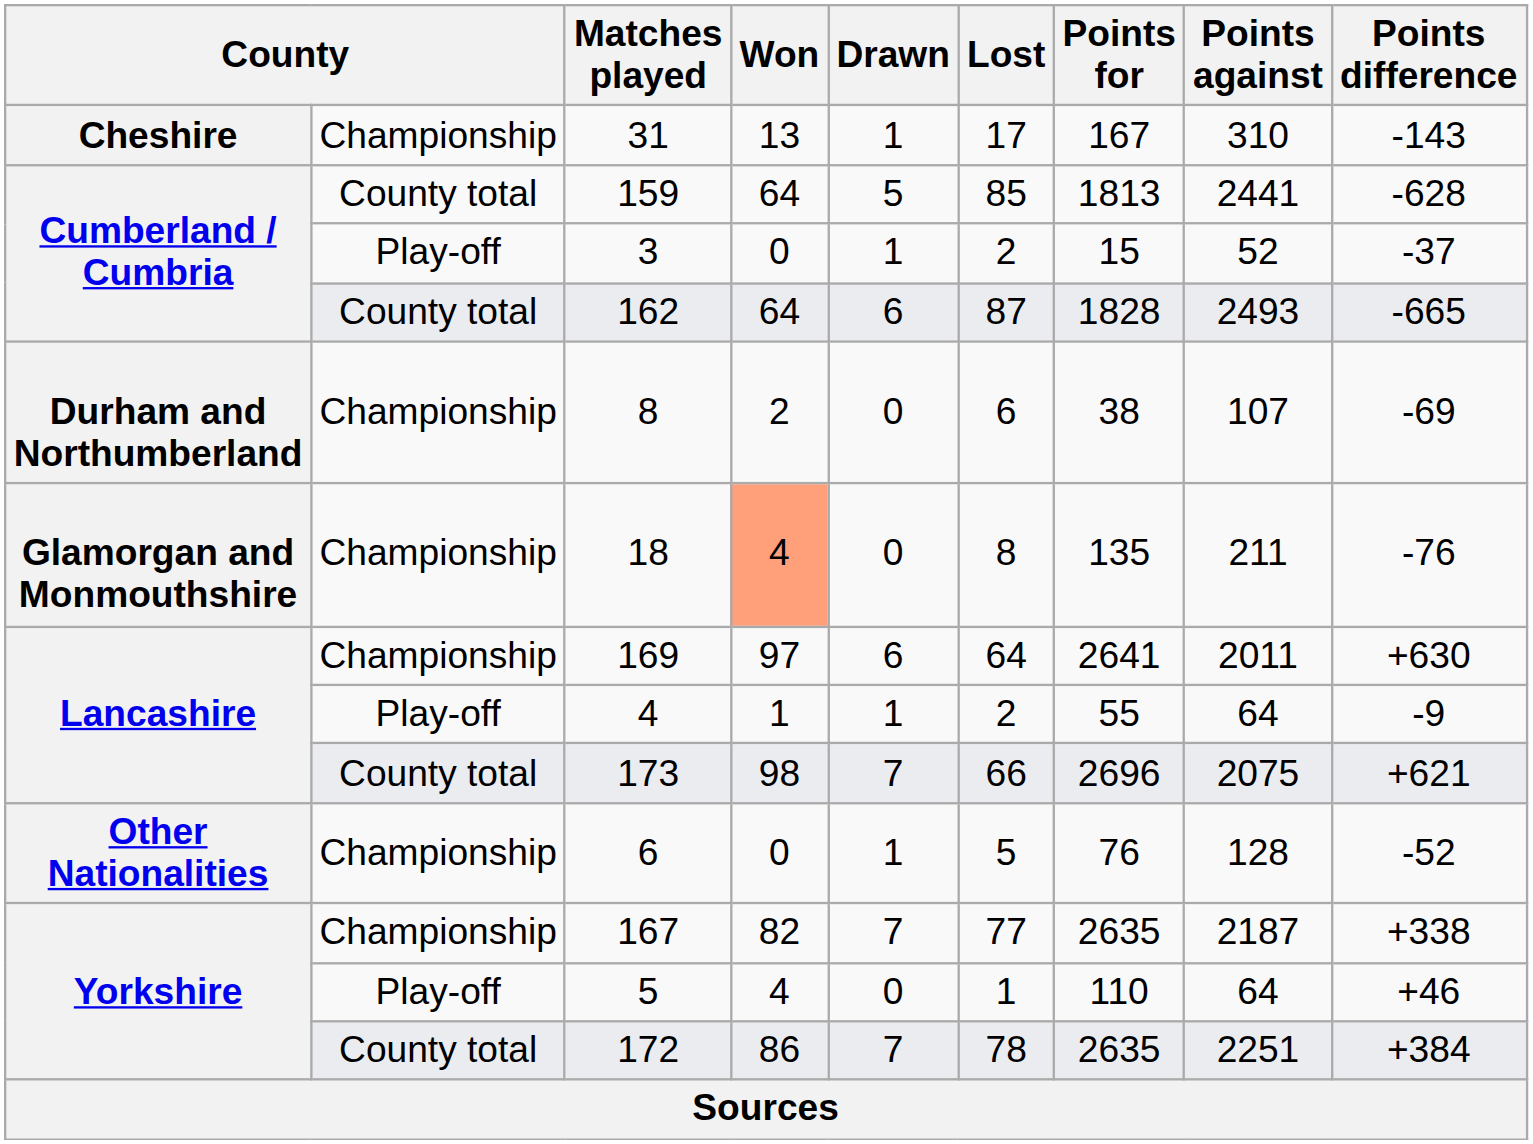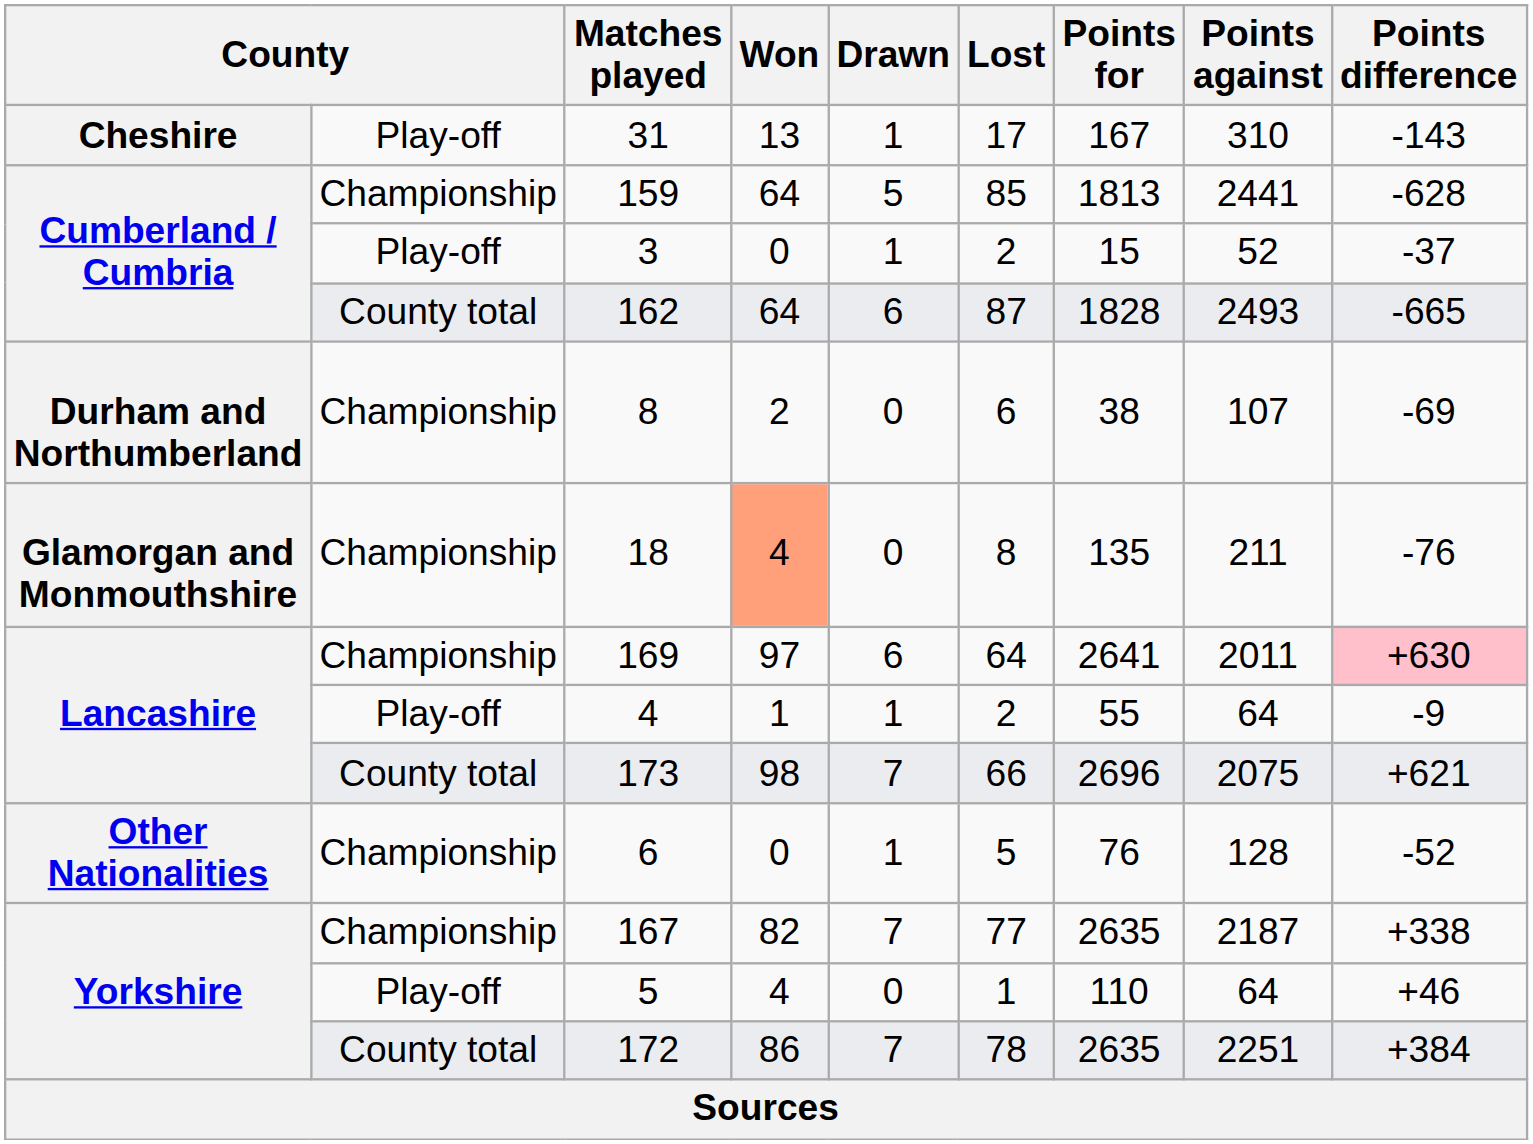(438, 134) Championship -> (438, 134) Play-off
(438, 193) County total -> (438, 193) Championship
(1429, 654) no background -> (1429, 654) pink background
